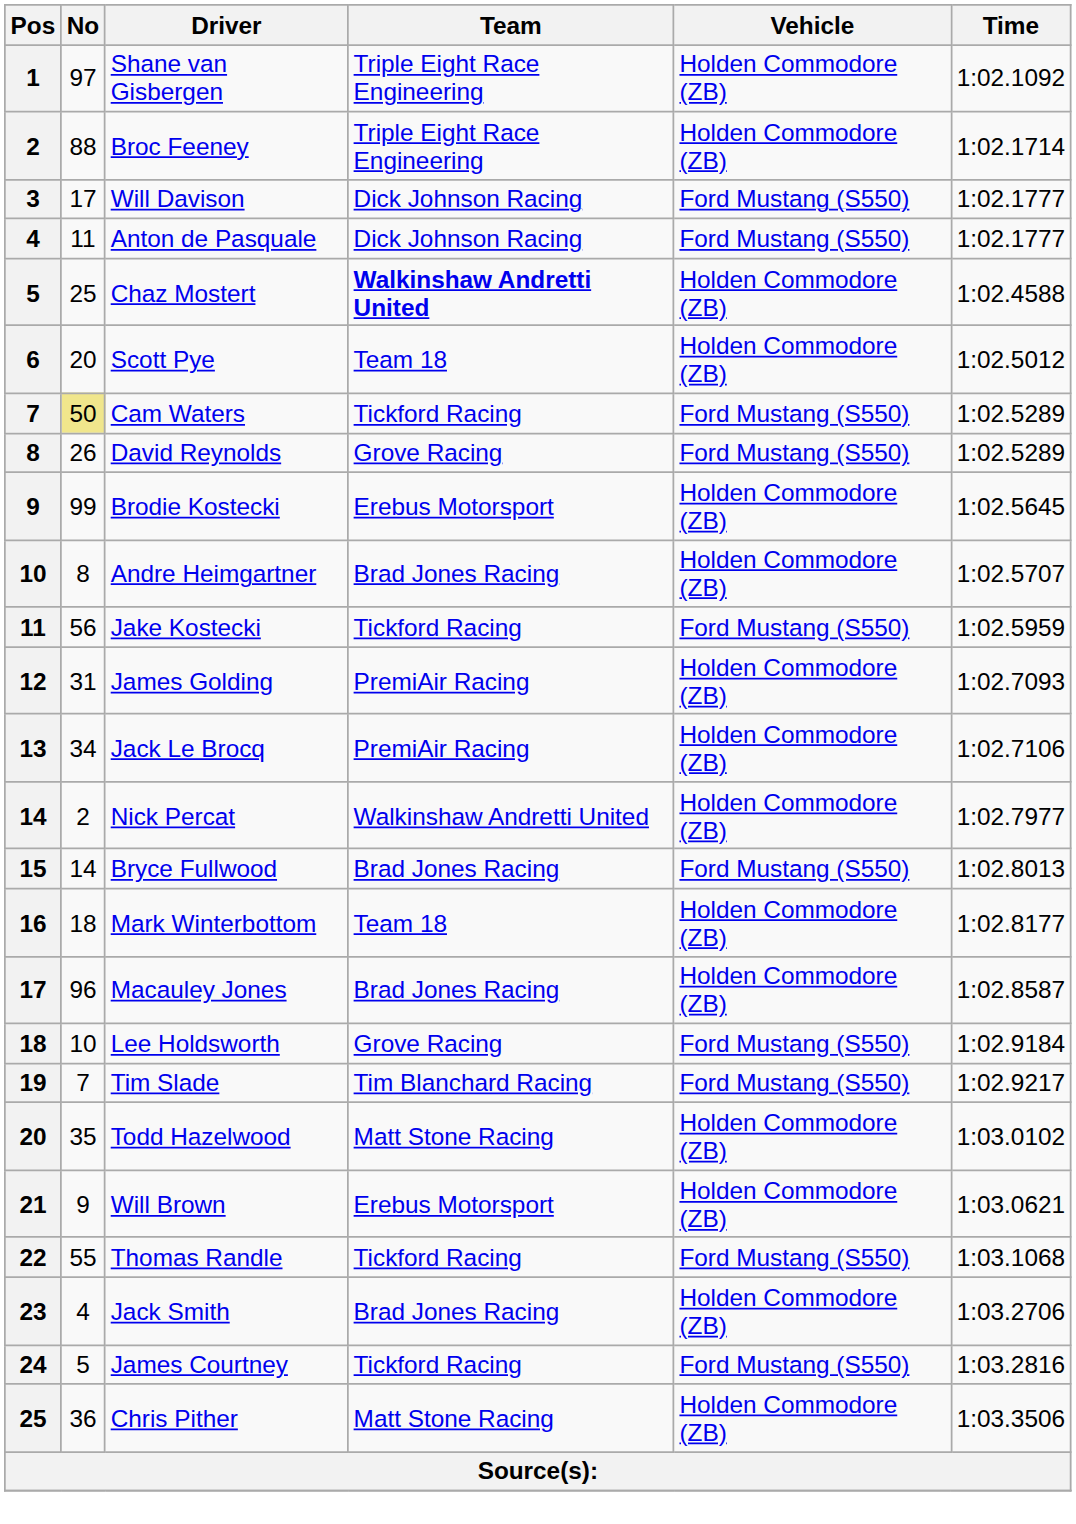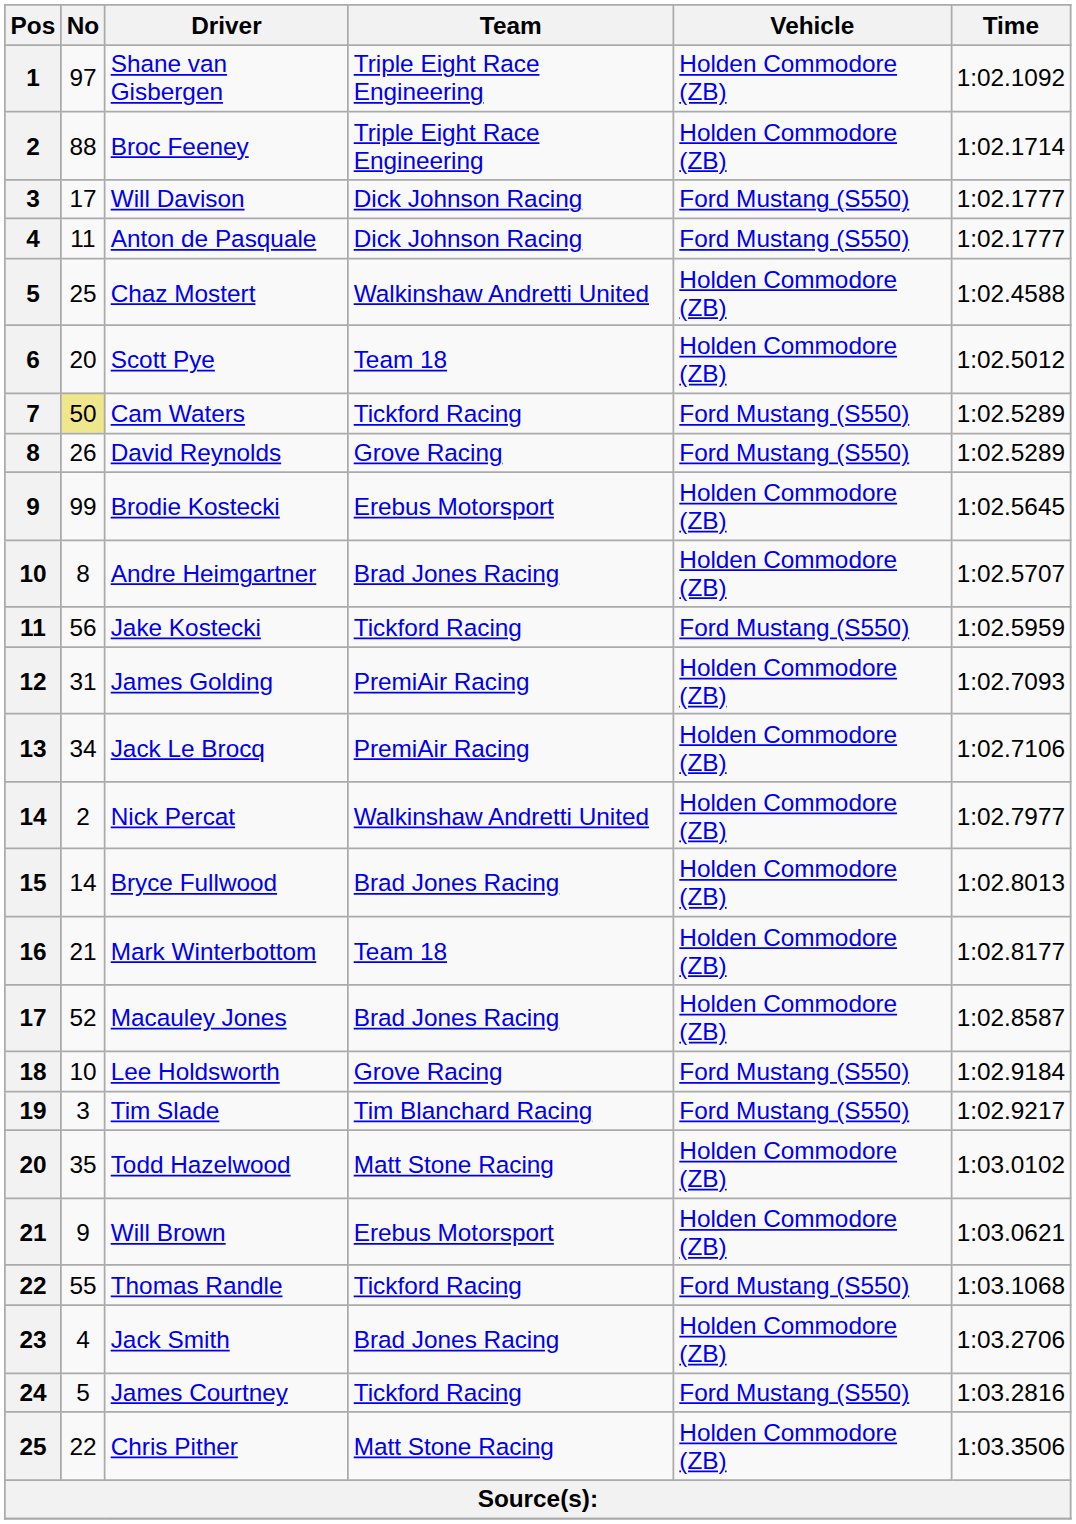(472, 292) bold -> (501, 292) normal
(794, 869) Ford Mustang (S550) -> (788, 883) Holden Commodore (ZB)
(83, 922) 18 -> (83, 950) 21
(83, 990) 96 -> (83, 1018) 52
(83, 1083) 7 -> (83, 1111) 3
(83, 1418) 36 -> (83, 1446) 22
